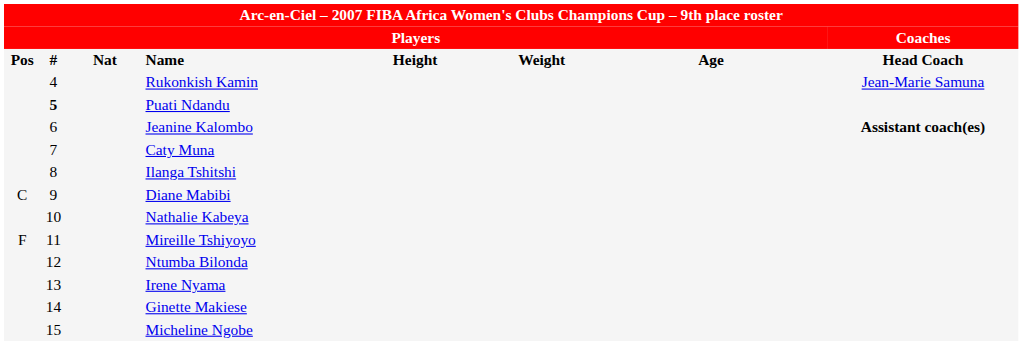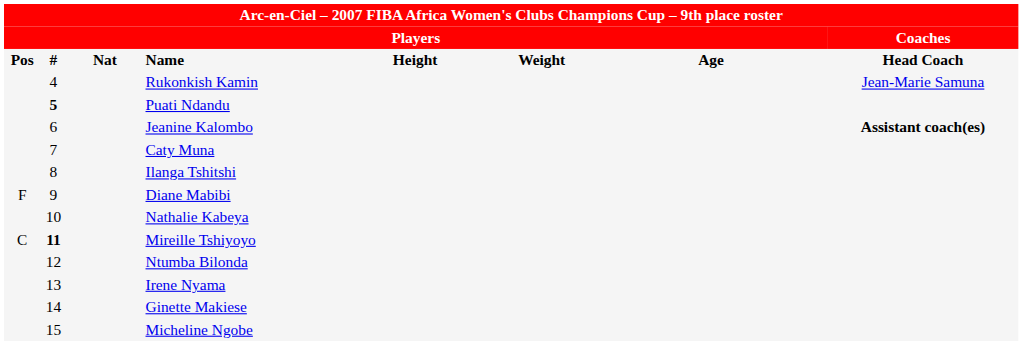(22, 194) C -> (22, 194) F
(22, 239) F -> (22, 239) C
(53, 239) normal -> (53, 239) bold
